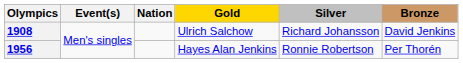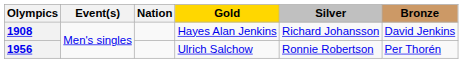(215, 31) Ulrich Salchow -> (227, 31) Hayes Alan Jenkins
(227, 49) Hayes Alan Jenkins -> (215, 49) Ulrich Salchow
